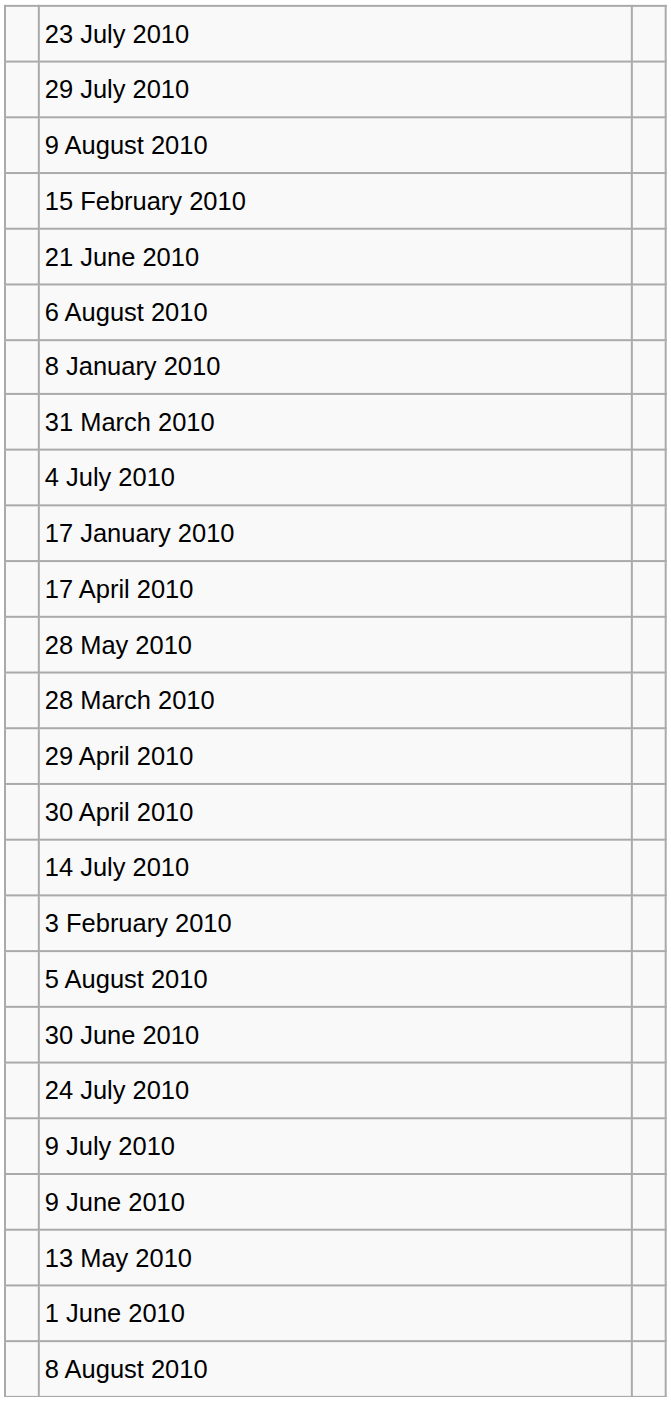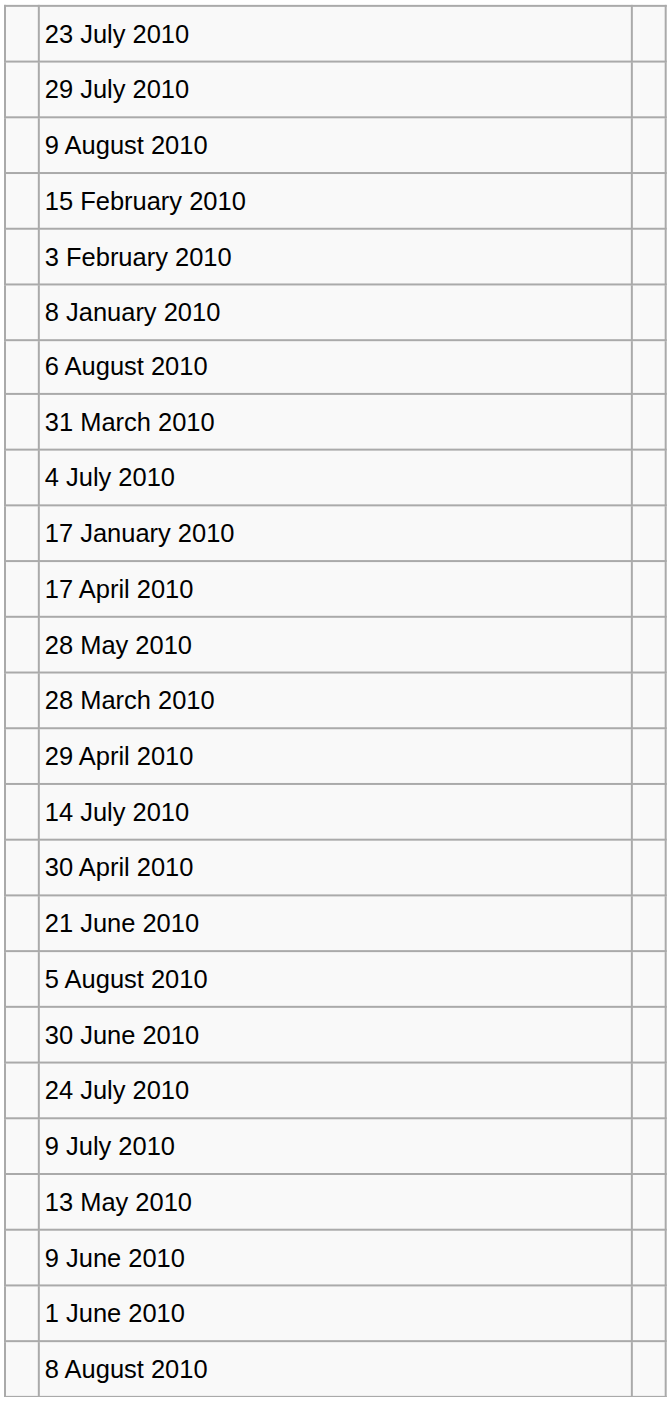rows swapped: (122, 256) <-> (138, 923)
rows swapped: (126, 311) <-> (133, 367)
rows swapped: (119, 812) <-> (117, 868)
rows swapped: (118, 1257) <-> (115, 1201)
